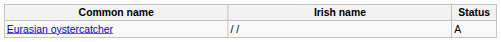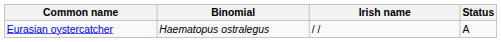+ column: (233, 12)
